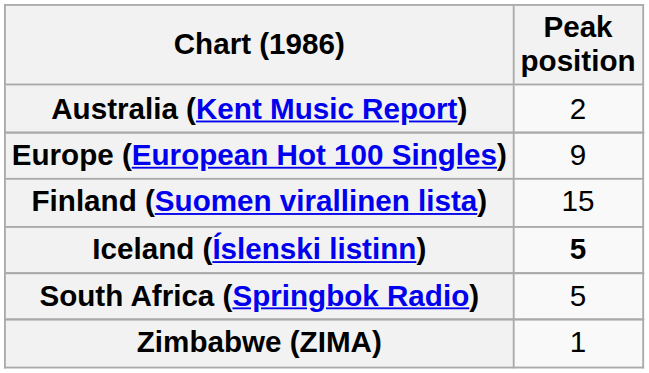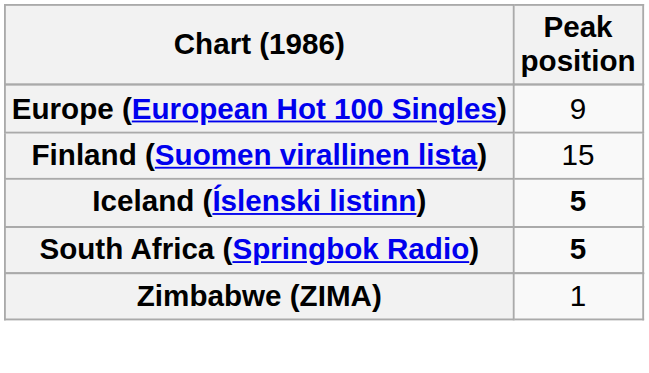- row: (259, 108)
(578, 295) normal -> (578, 249) bold
